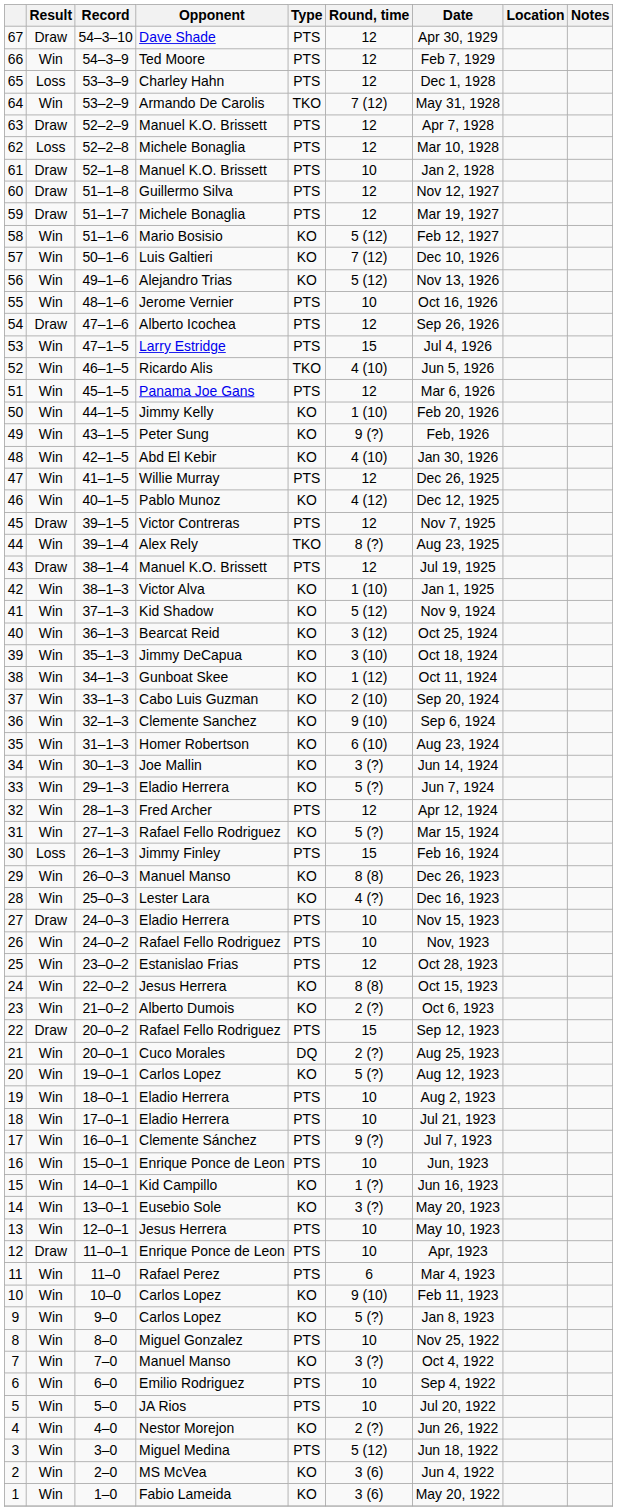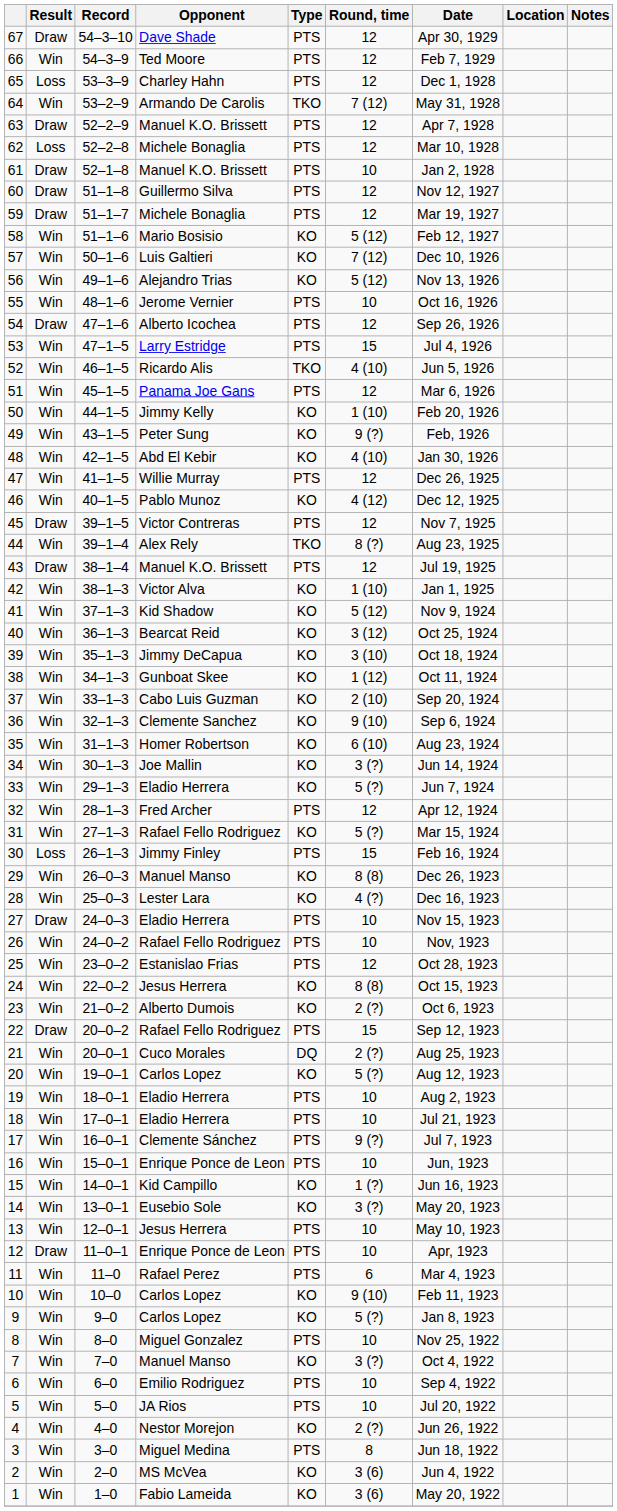(369, 1450) 5 (12) -> (369, 1450) 8
